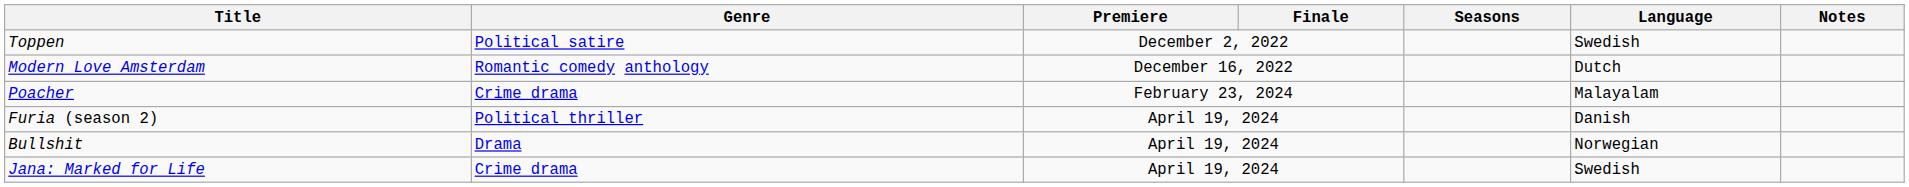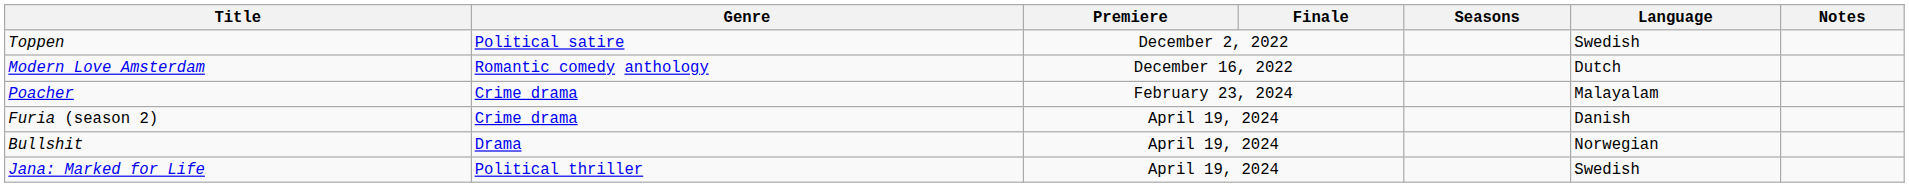(559, 119) Political thriller -> (526, 119) Crime drama
(526, 170) Crime drama -> (559, 170) Political thriller
